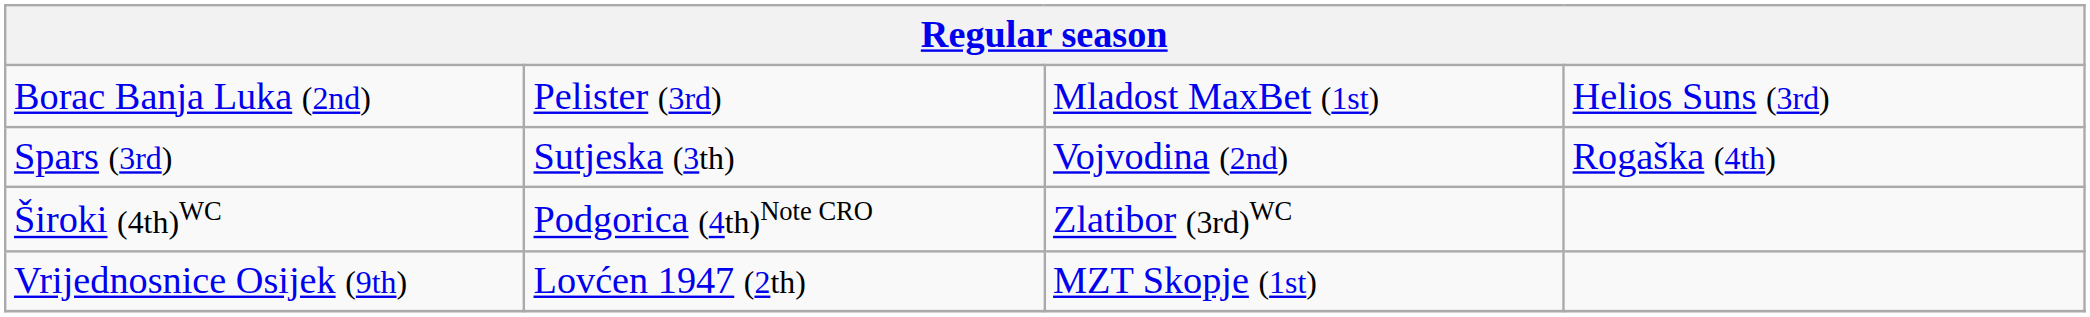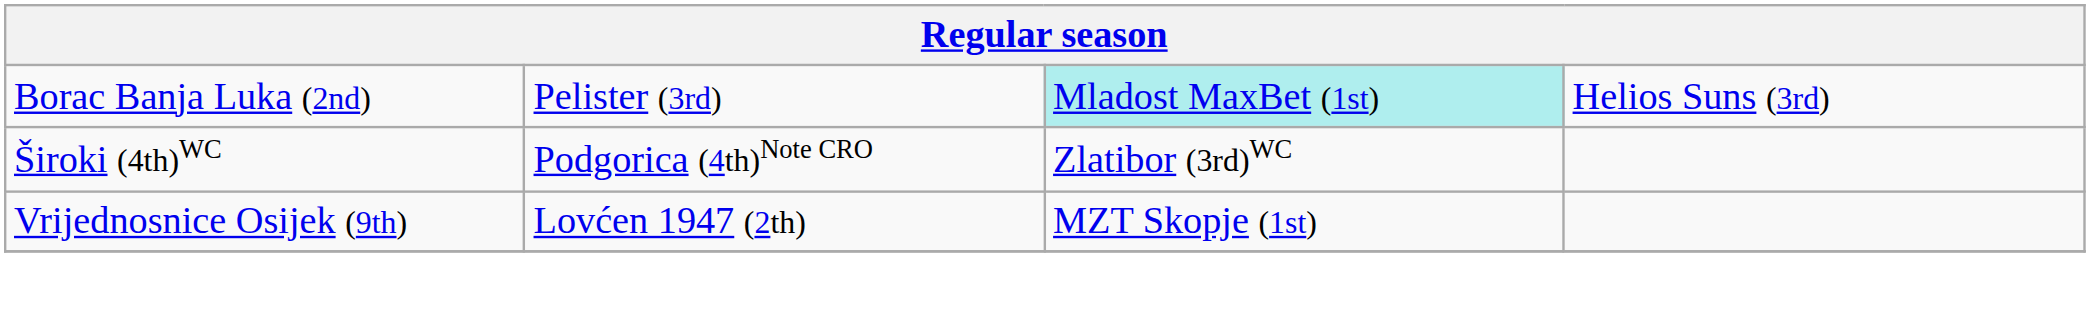(1216, 95) no background -> (1216, 95) paleturquoise background
- row: (93, 156)
